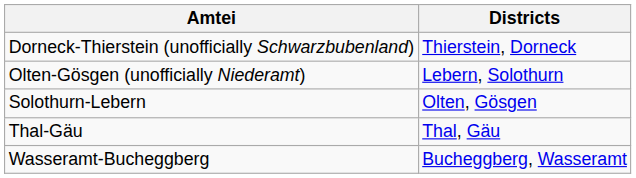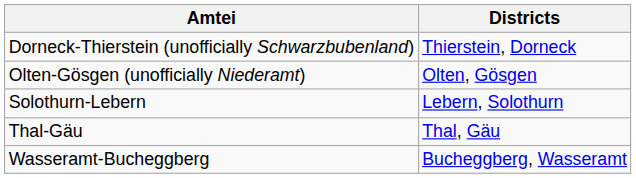(493, 74) Lebern, Solothurn -> (479, 74) Olten, Gösgen
(479, 103) Olten, Gösgen -> (493, 103) Lebern, Solothurn
